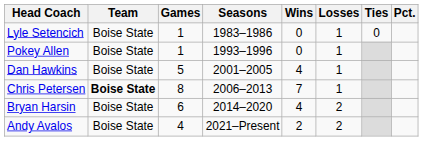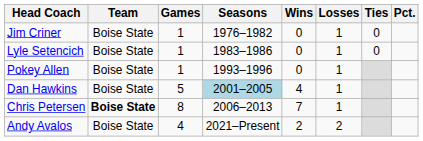+ row: (34, 32)
(243, 70) no background -> (243, 88) lightblue background
- row: (41, 107)
